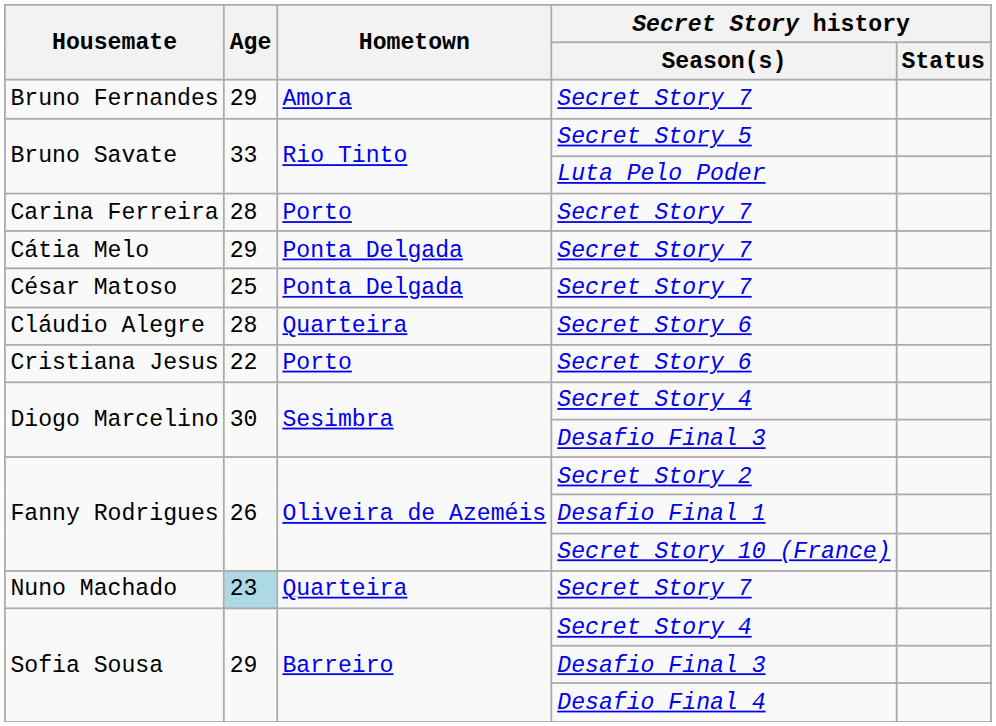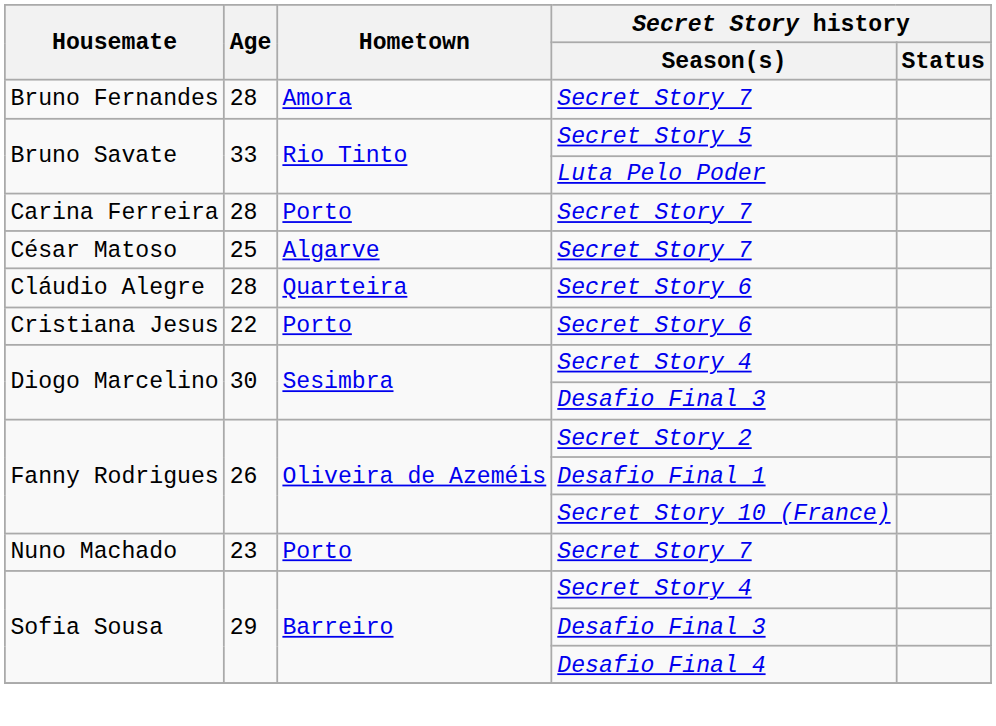(244, 99) 29 -> (244, 99) 28
- row: (80, 250)
(373, 288) Ponta Delgada -> (331, 250) Algarve
(244, 589) lightblue background -> (244, 552) no background
(345, 589) Quarteira -> (317, 552) Porto
